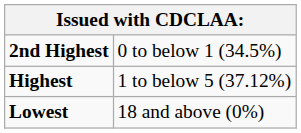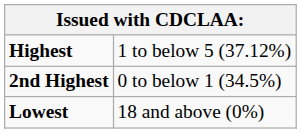rows swapped: (41, 81) <-> (59, 50)
